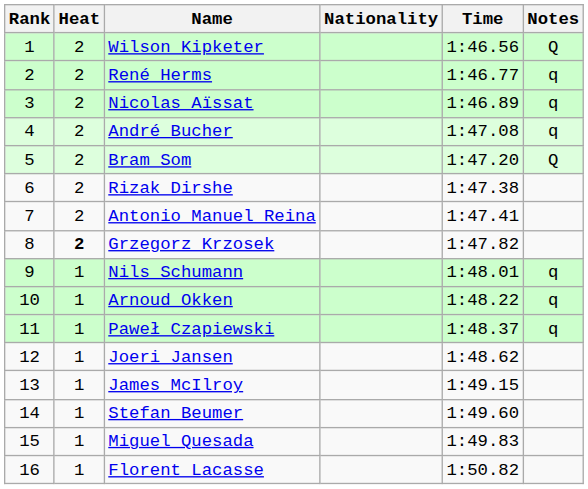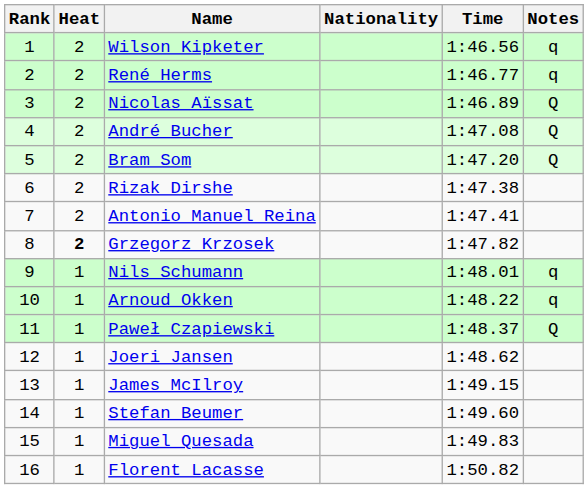(553, 47) Q -> (553, 47) q
(553, 103) q -> (553, 103) Q
(553, 131) q -> (553, 131) Q
(553, 329) q -> (553, 329) Q
